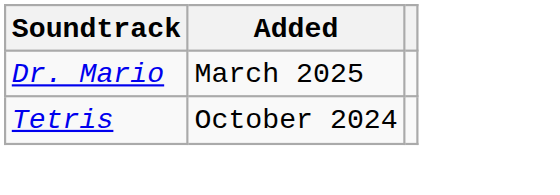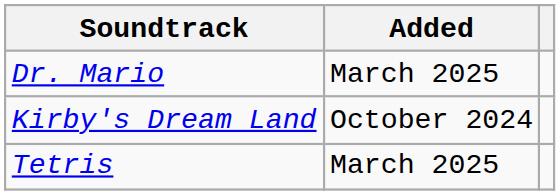+ row: (164, 120)
(296, 120) October 2024 -> (415, 166) March 2025
